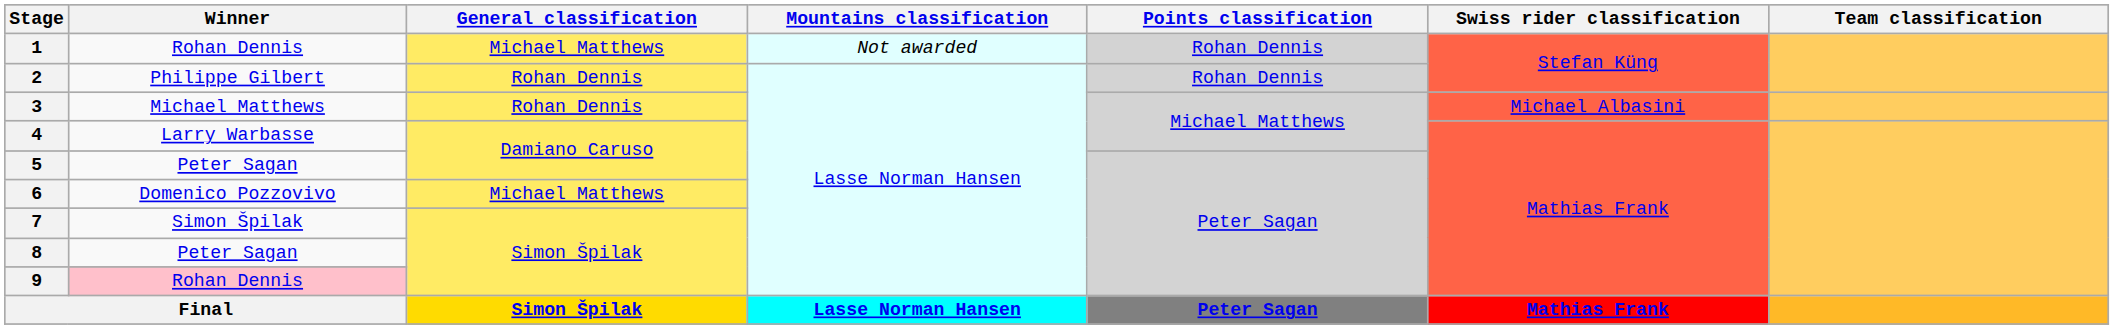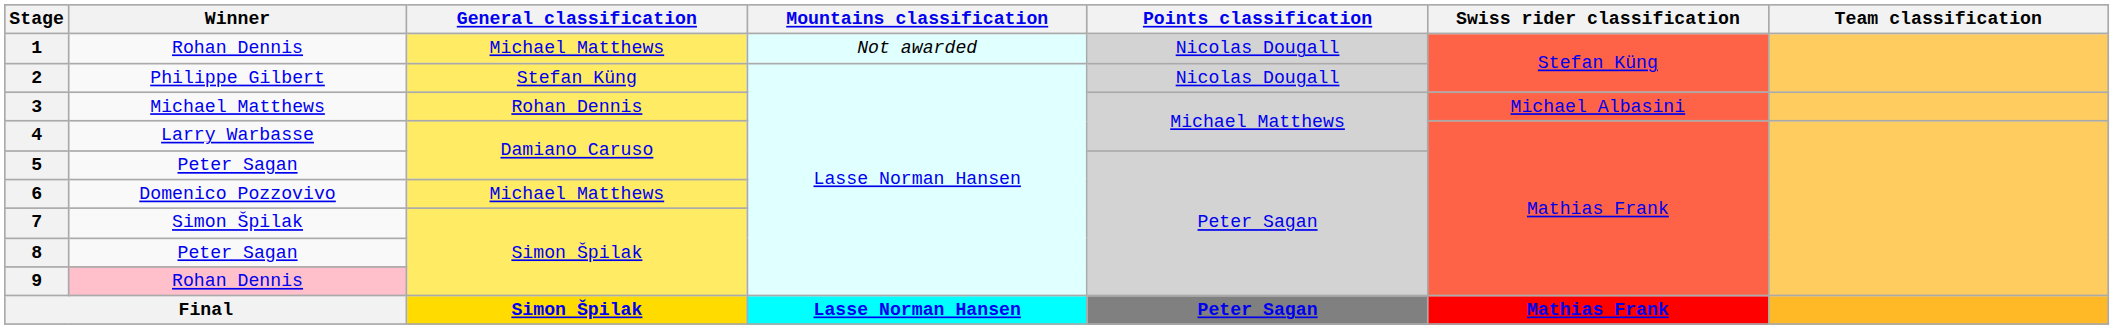(1258, 48) Rohan Dennis -> (1258, 48) Nicolas Dougall
(577, 77) Rohan Dennis -> (577, 77) Stefan Küng
(1258, 77) Rohan Dennis -> (1258, 77) Nicolas Dougall
